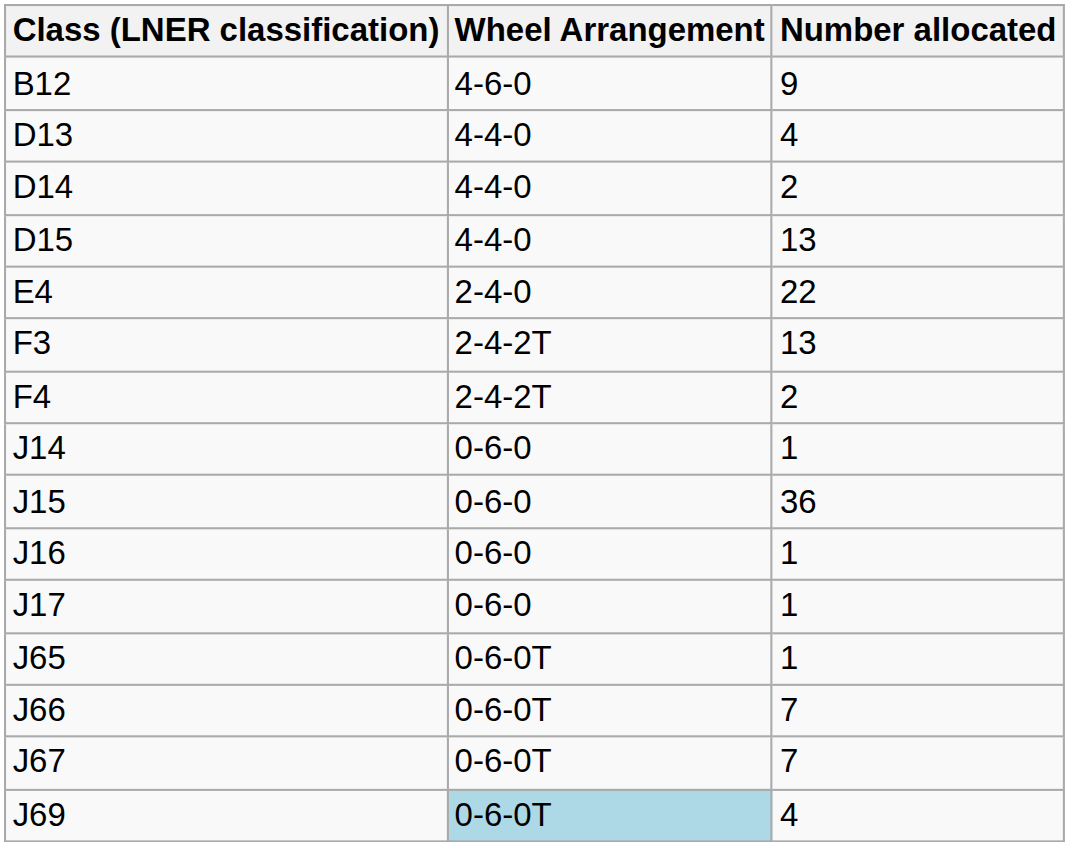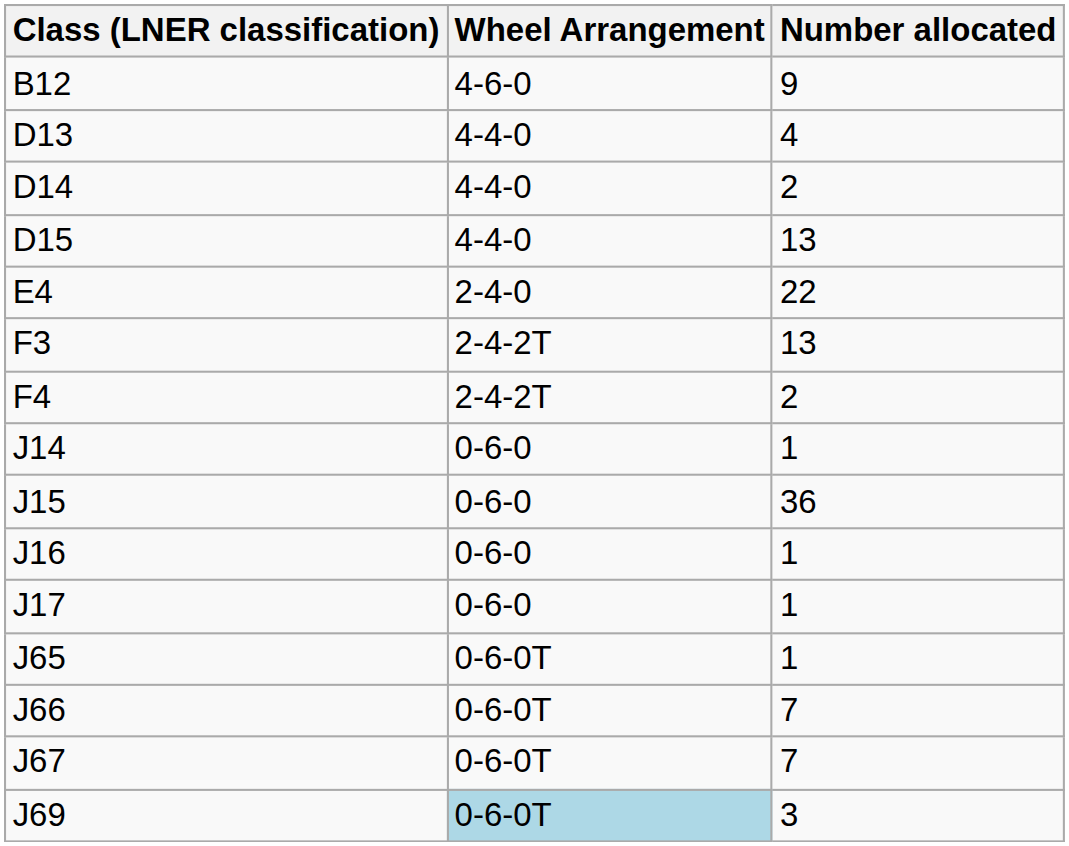(789, 814) 4 -> (789, 814) 3
